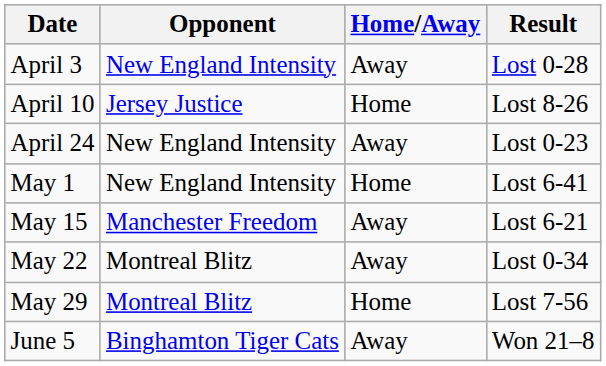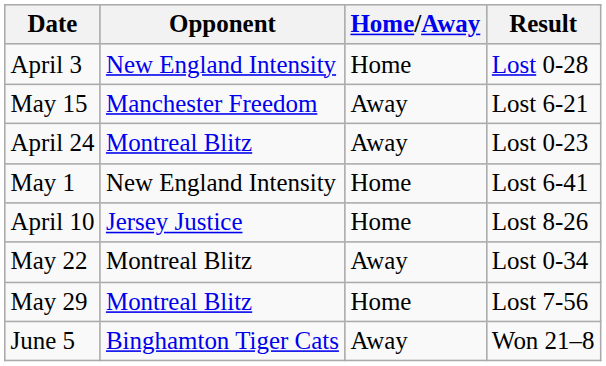(379, 63) Away -> (381, 63) Home
rows swapped: (52, 103) <-> (49, 222)
(221, 143) New England Intensity -> (179, 143) Montreal Blitz
